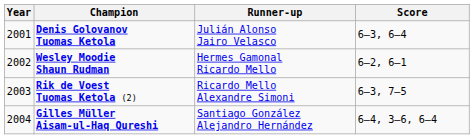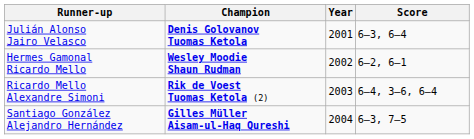columns swapped: (19, 13) <-> (275, 13)
(382, 91) 6–3, 7–5 -> (397, 91) 6–4, 3–6, 6–4
(397, 120) 6–4, 3–6, 6–4 -> (382, 120) 6–3, 7–5
